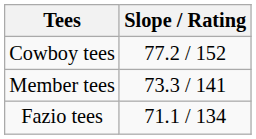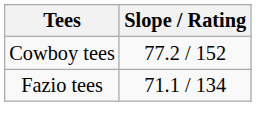- row: (62, 85)
